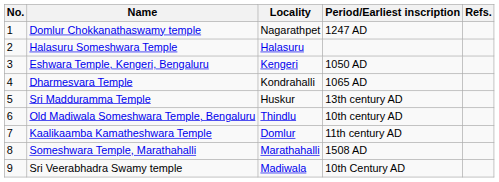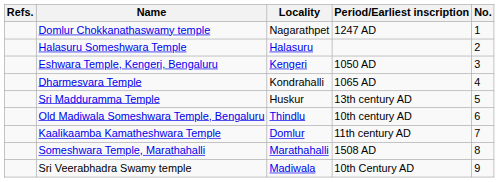columns swapped: (16, 13) <-> (478, 13)
